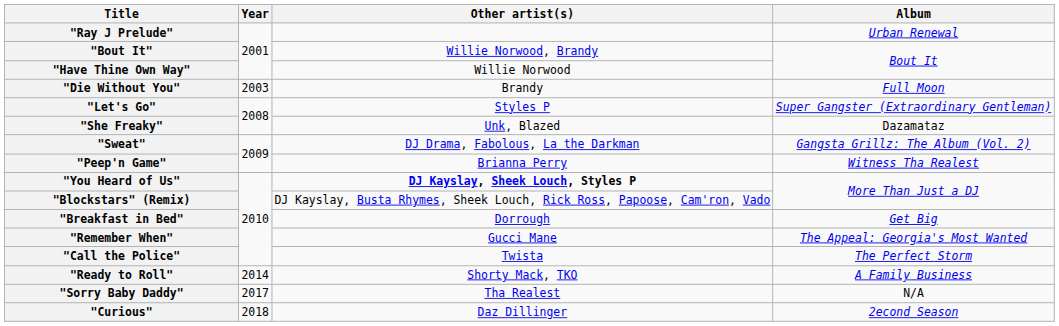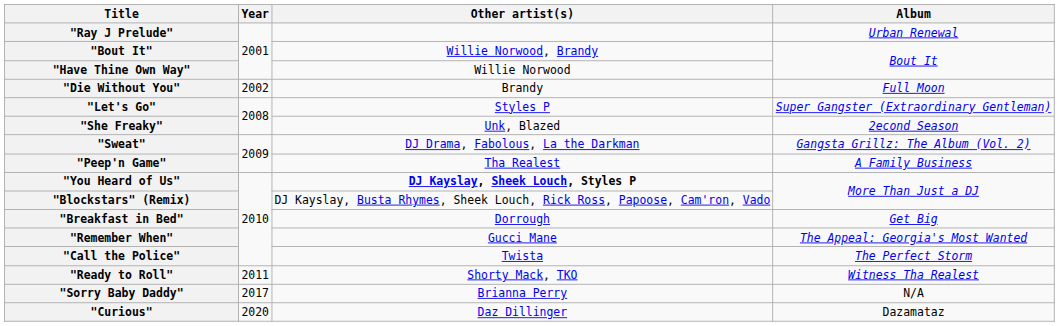(255, 88) 2003 -> (255, 88) 2002
(914, 126) Dazamataz -> (914, 126) 2econd Season
(522, 163) Brianna Perry -> (522, 163) Tha Realest
(914, 163) Witness Tha Realest -> (914, 163) A Family Business
(255, 275) 2014 -> (255, 275) 2011
(914, 275) A Family Business -> (914, 275) Witness Tha Realest
(522, 293) Tha Realest -> (522, 293) Brianna Perry
(255, 312) 2018 -> (255, 312) 2020
(914, 312) 2econd Season -> (914, 312) Dazamataz
